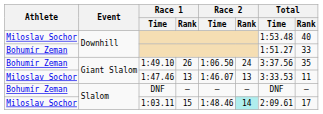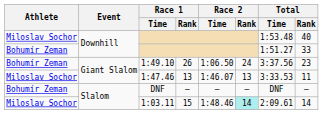(306, 63) 35 -> (306, 63) 23
(306, 103) 17 -> (306, 103) 14
